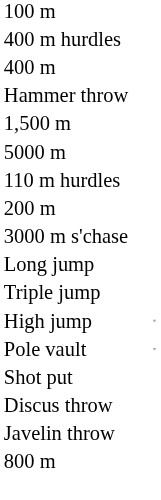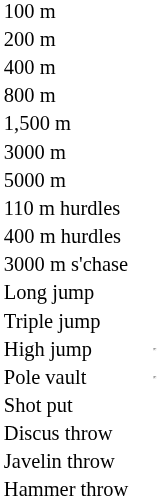rows swapped: (30, 208) <-> (62, 39)
rows swapped: (30, 461) <-> (66, 95)
+ row: (35, 152)
